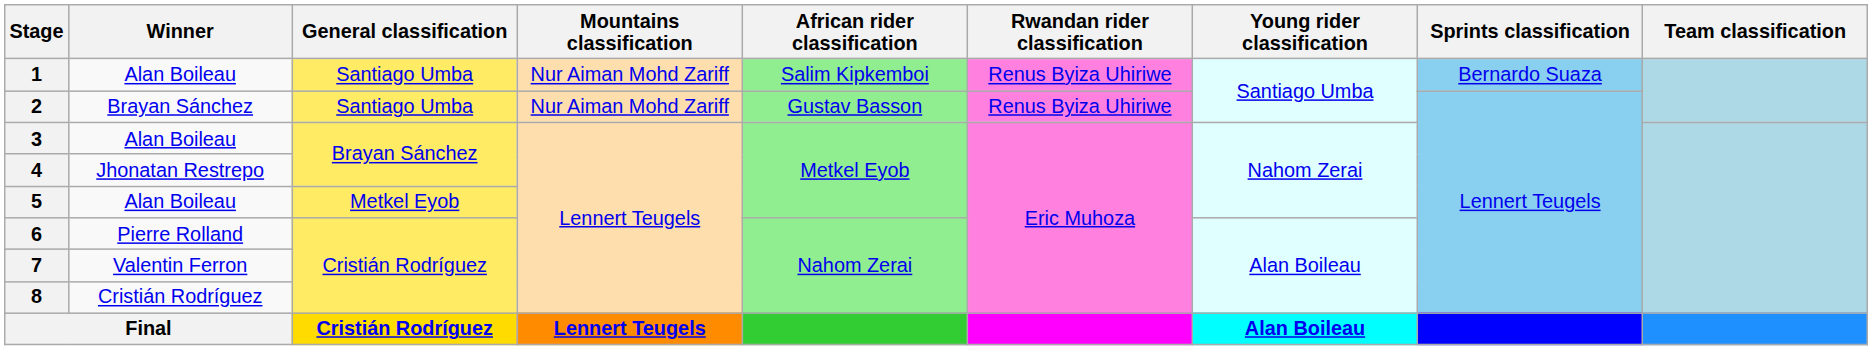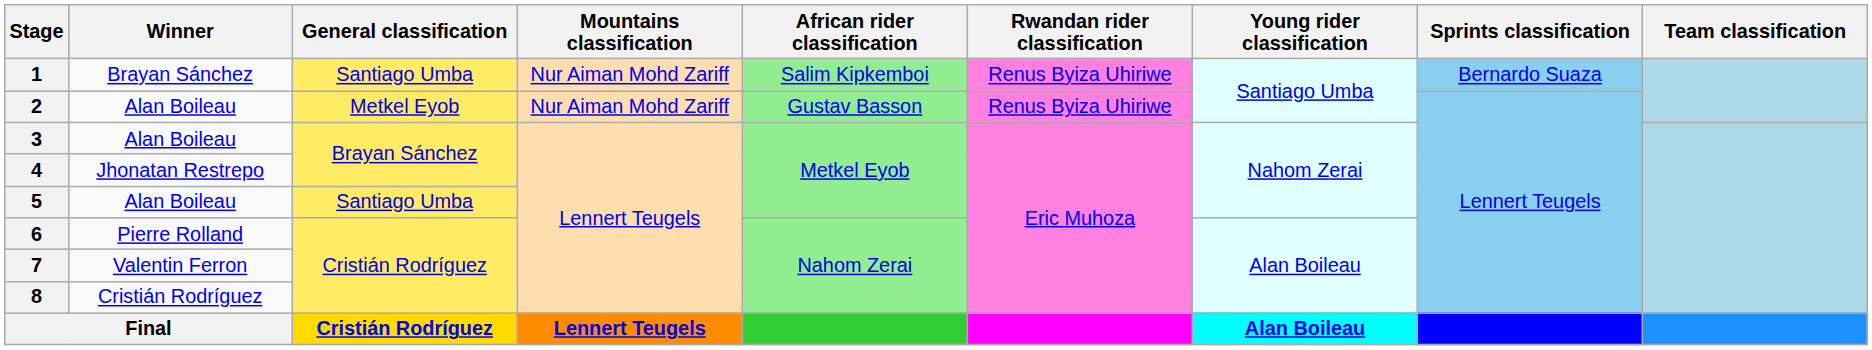(180, 75) Alan Boileau -> (180, 75) Brayan Sánchez
(180, 107) Brayan Sánchez -> (180, 107) Alan Boileau
(405, 107) Santiago Umba -> (405, 107) Metkel Eyob
(405, 202) Metkel Eyob -> (405, 202) Santiago Umba
